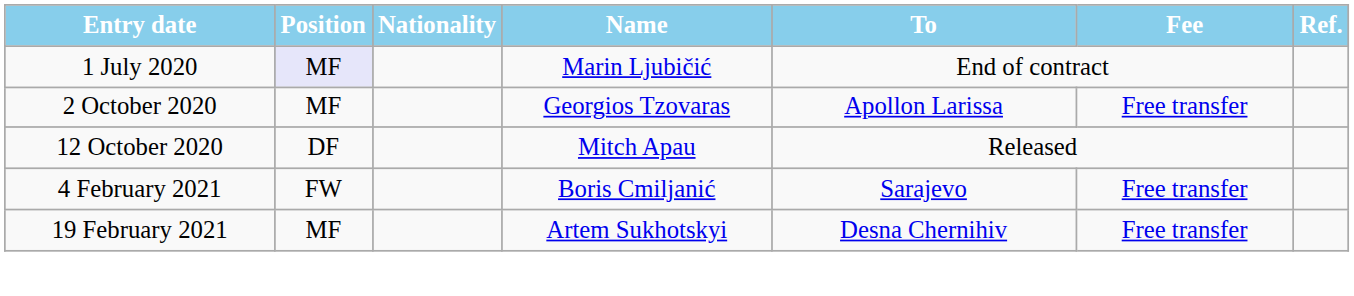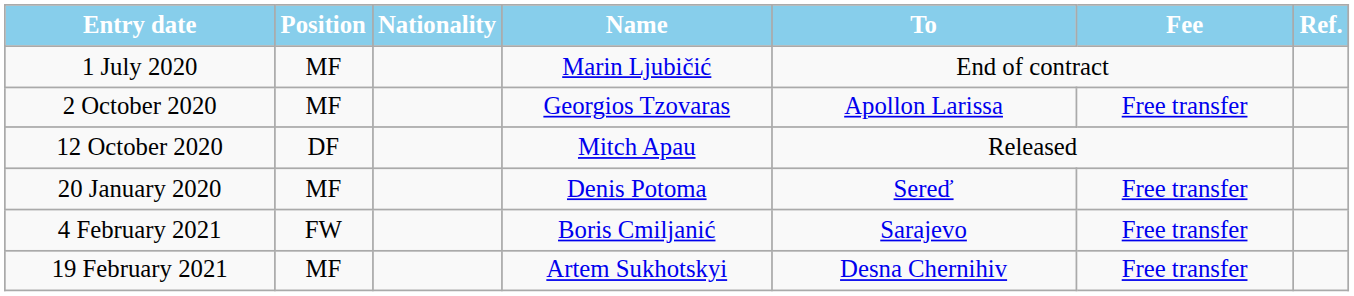(323, 66) lavender background -> (323, 66) no background
+ row: (140, 188)
